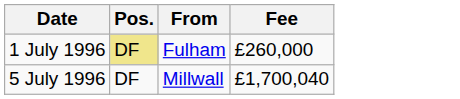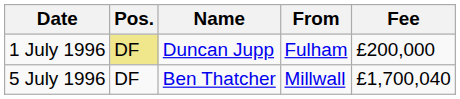+ column: (219, 19)
(274, 49) £260,000 -> (396, 49) £200,000
